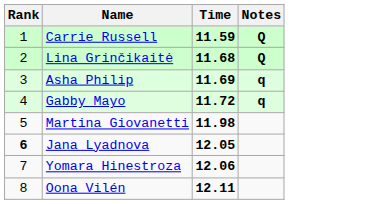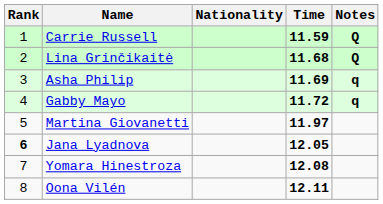+ column: (239, 15)
(215, 123) 11.98 -> (309, 123) 11.97
(215, 167) 12.06 -> (309, 167) 12.08
